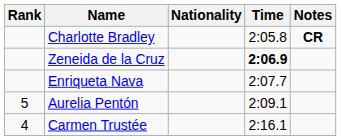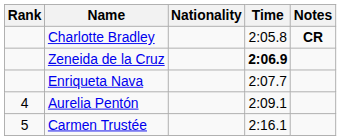(25, 103) 5 -> (25, 103) 4
(25, 125) 4 -> (25, 125) 5
